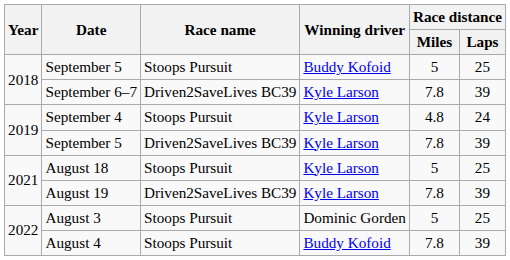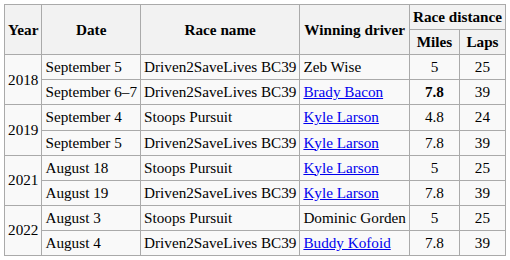(188, 67) Stoops Pursuit -> (220, 67) Driven2SaveLives BC39
(347, 67) Buddy Kofoid -> (332, 67) Zeb Wise
(341, 92) Kyle Larson -> (343, 92) Brady Bacon
(434, 92) normal -> (434, 92) bold
(188, 242) Stoops Pursuit -> (220, 242) Driven2SaveLives BC39
